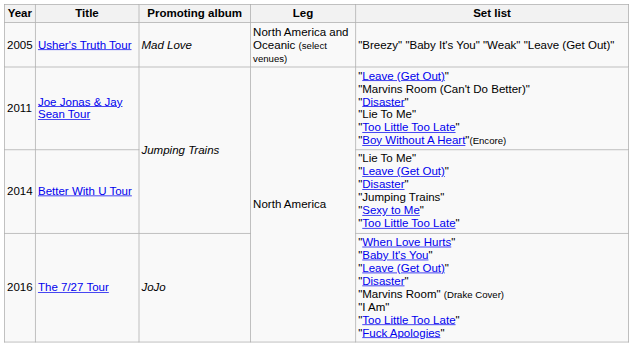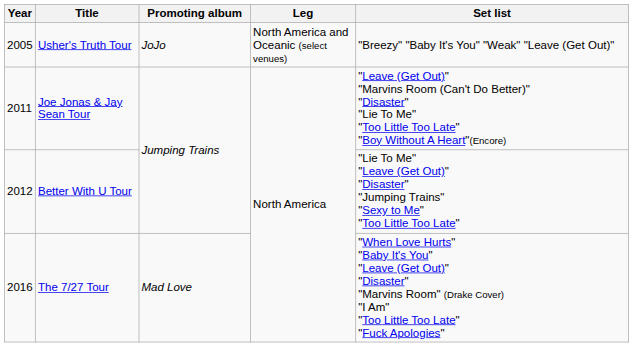(167, 44) Mad Love -> (154, 44) JoJo
(20, 191) 2014 -> (20, 191) 2012
(154, 287) JoJo -> (167, 287) Mad Love
